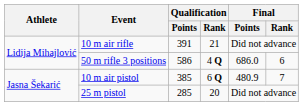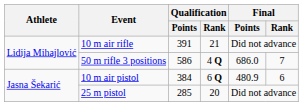(282, 61) 6 -> (282, 61) 7
(184, 77) 385 -> (184, 77) 384
(282, 77) 7 -> (282, 77) 6
